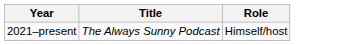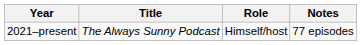+ column: (323, 13)
